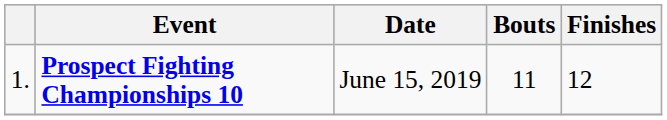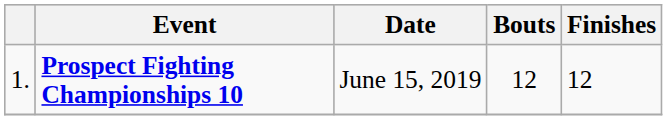(524, 79) 11 -> (524, 79) 12
